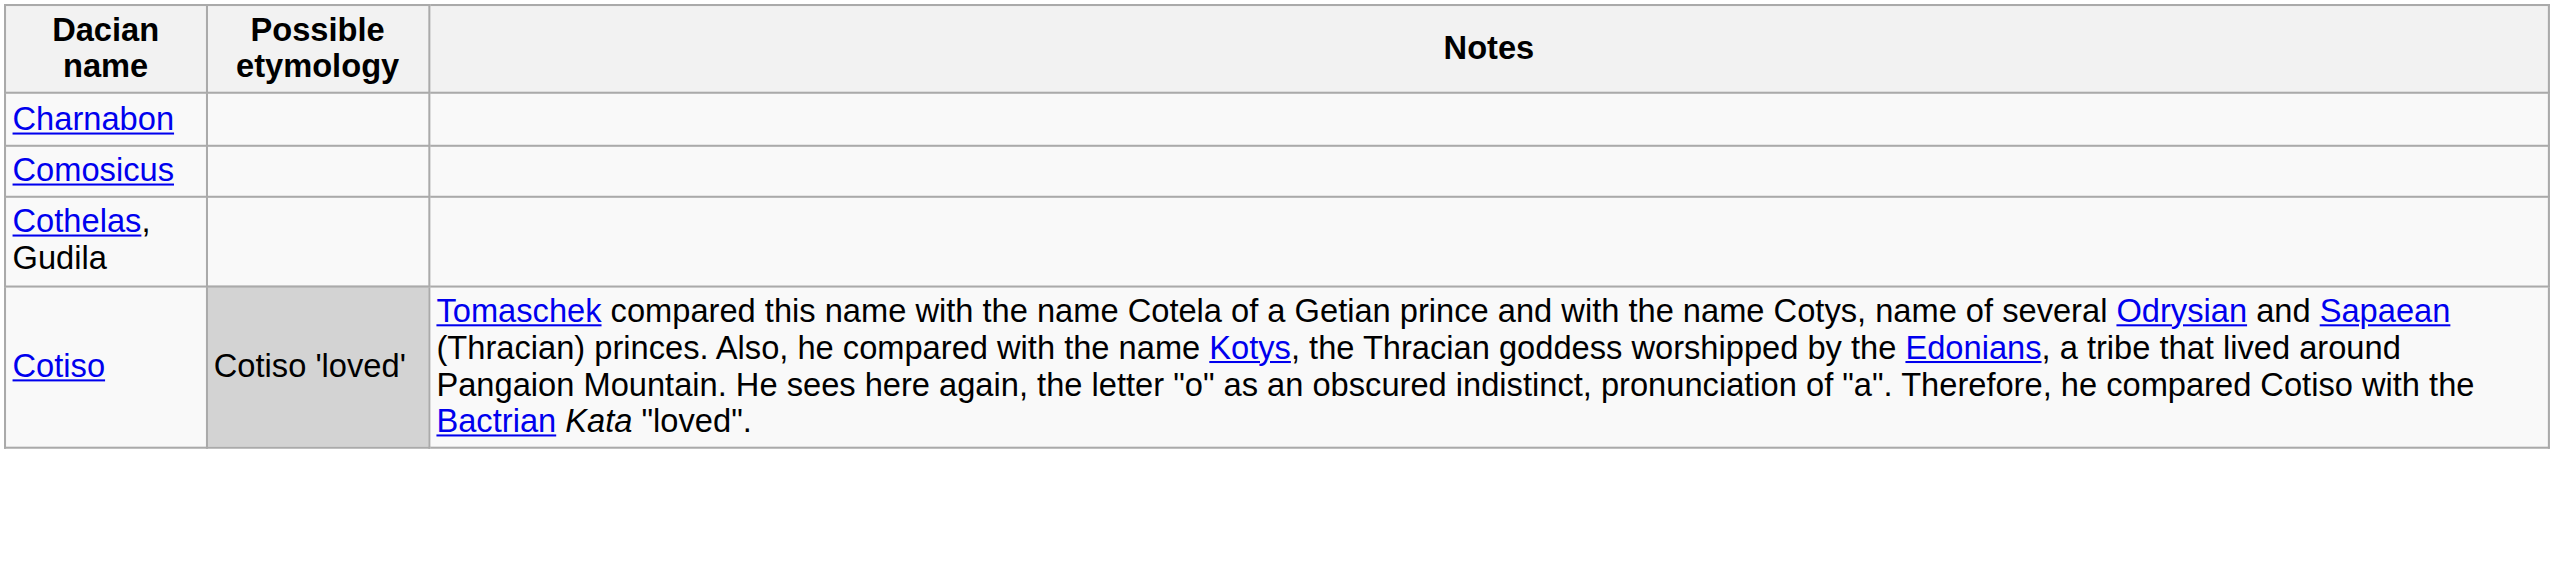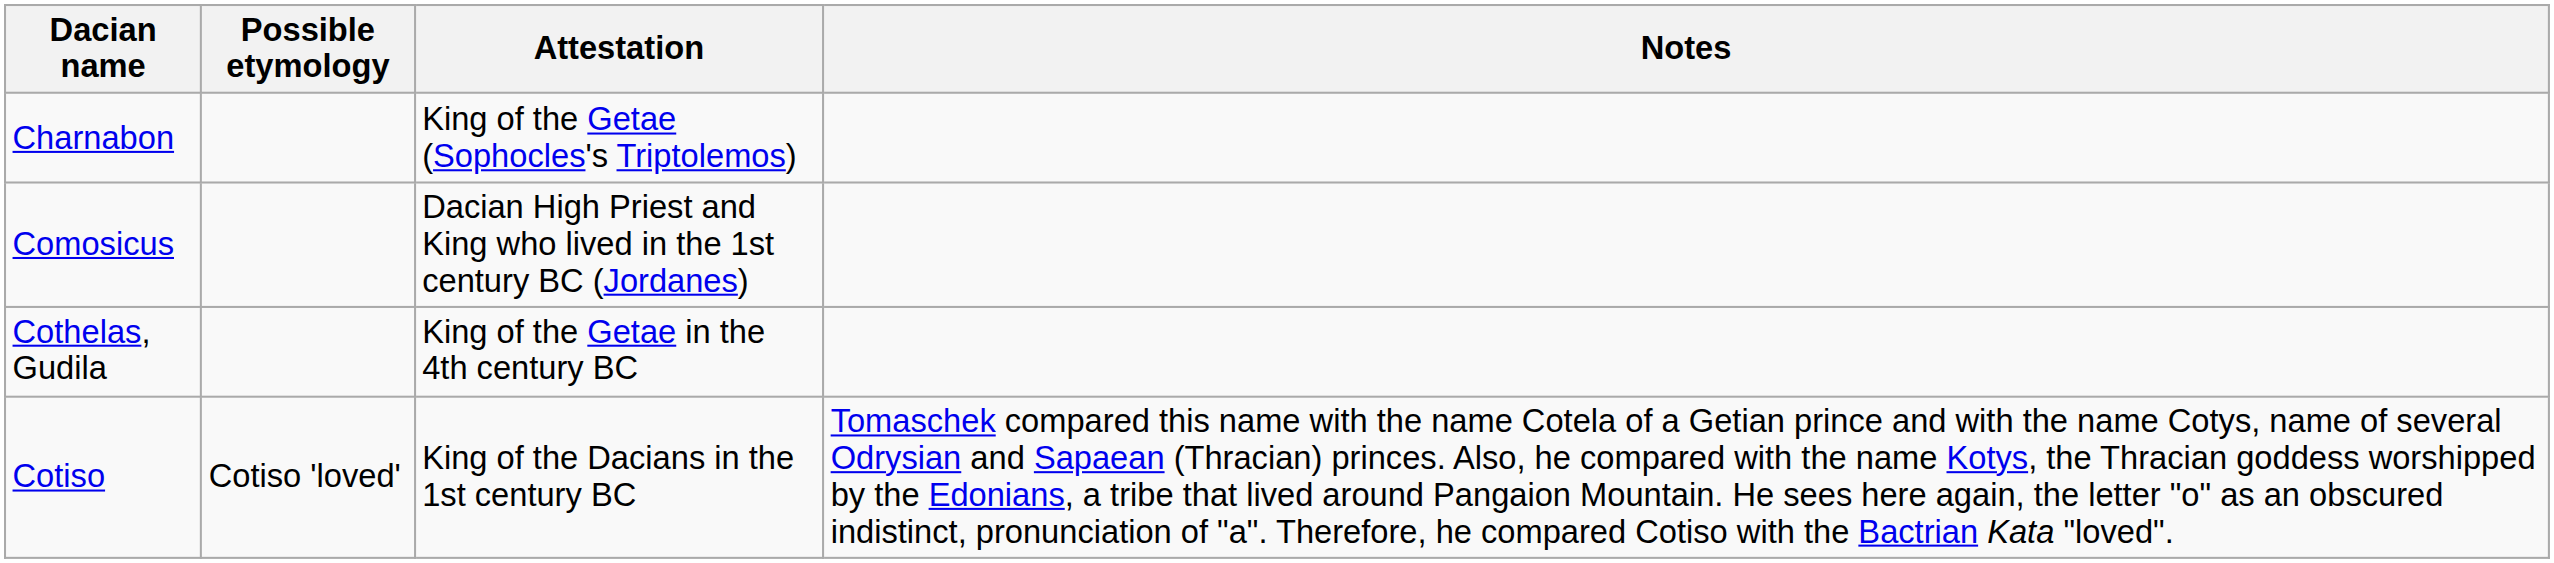+ column: (619, 48)
(310, 365) lightgrey background -> (305, 476) no background
